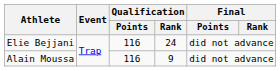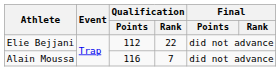(132, 42) 116 -> (132, 42) 112
(171, 42) 24 -> (171, 42) 22
(171, 58) 9 -> (171, 58) 7
